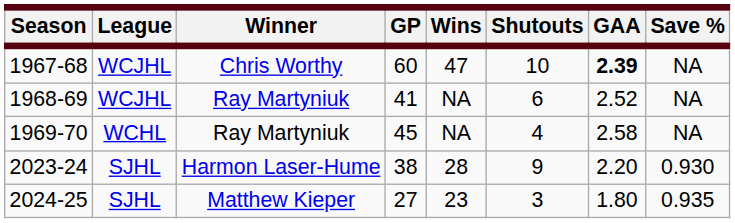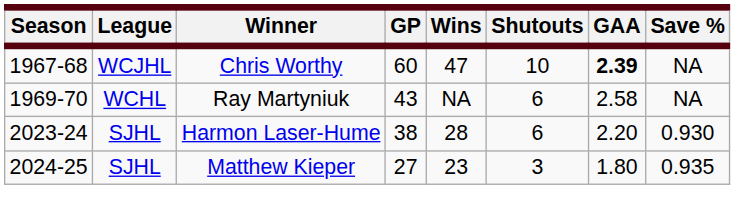- row: (49, 99)
(406, 133) 45 -> (406, 99) 43
(537, 133) 4 -> (537, 99) 6
(537, 167) 9 -> (537, 133) 6
